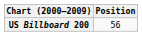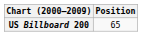(115, 25) 56 -> (115, 25) 65
